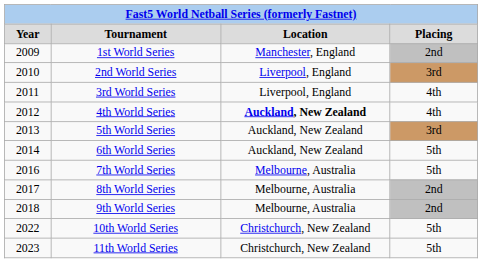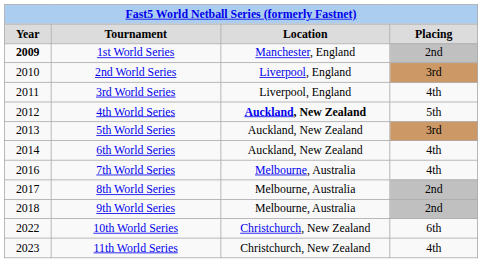(28, 53) normal -> (28, 53) bold
(434, 112) 4th -> (434, 112) 5th
(434, 150) 5th -> (434, 150) 4th
(434, 170) 5th -> (434, 170) 4th
(434, 228) 5th -> (434, 228) 6th
(434, 248) 5th -> (434, 248) 4th
